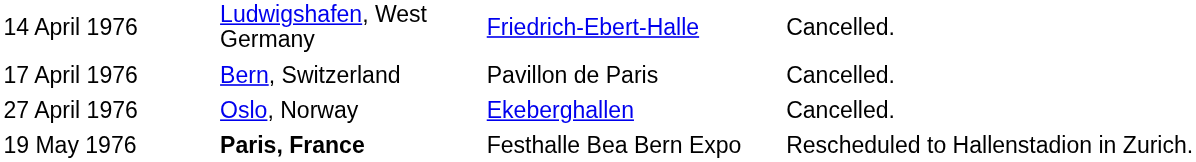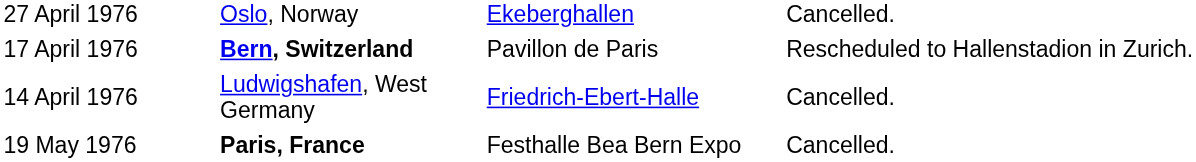rows swapped: (71, 27) <-> (71, 110)
(310, 75) normal -> (317, 49) bold
(841, 75) Cancelled. -> (990, 49) Rescheduled to Hallenstadion in Zurich.
(990, 145) Rescheduled to Hallenstadion in Zurich. -> (841, 145) Cancelled.
